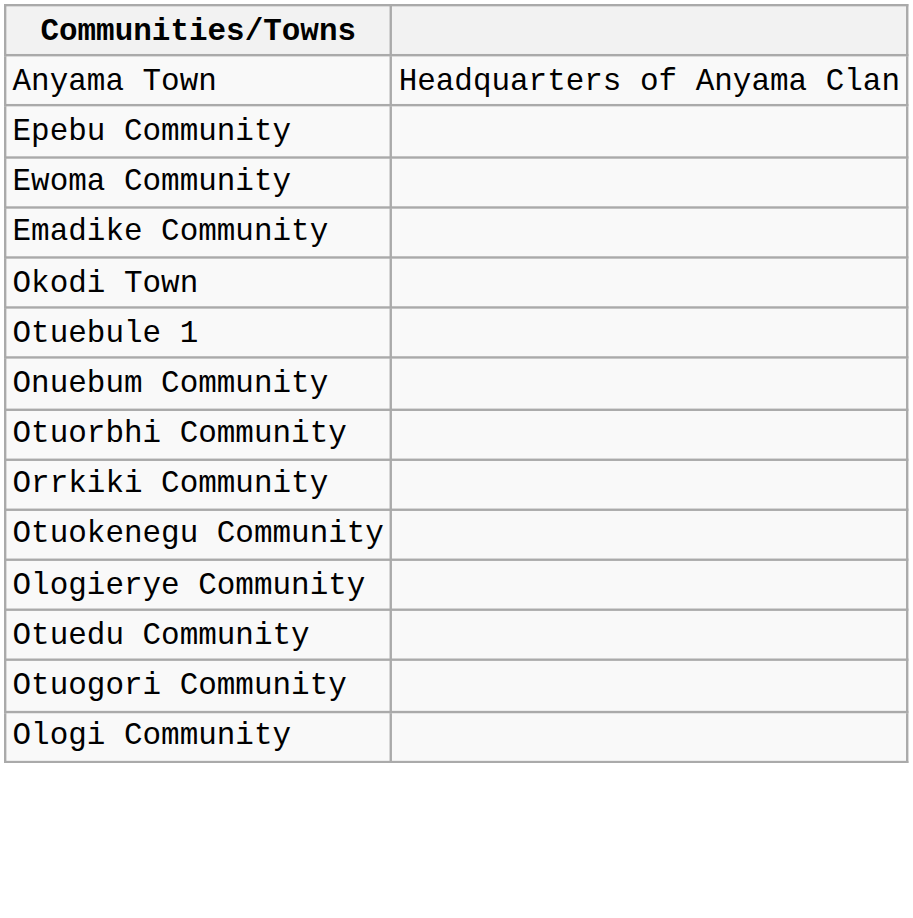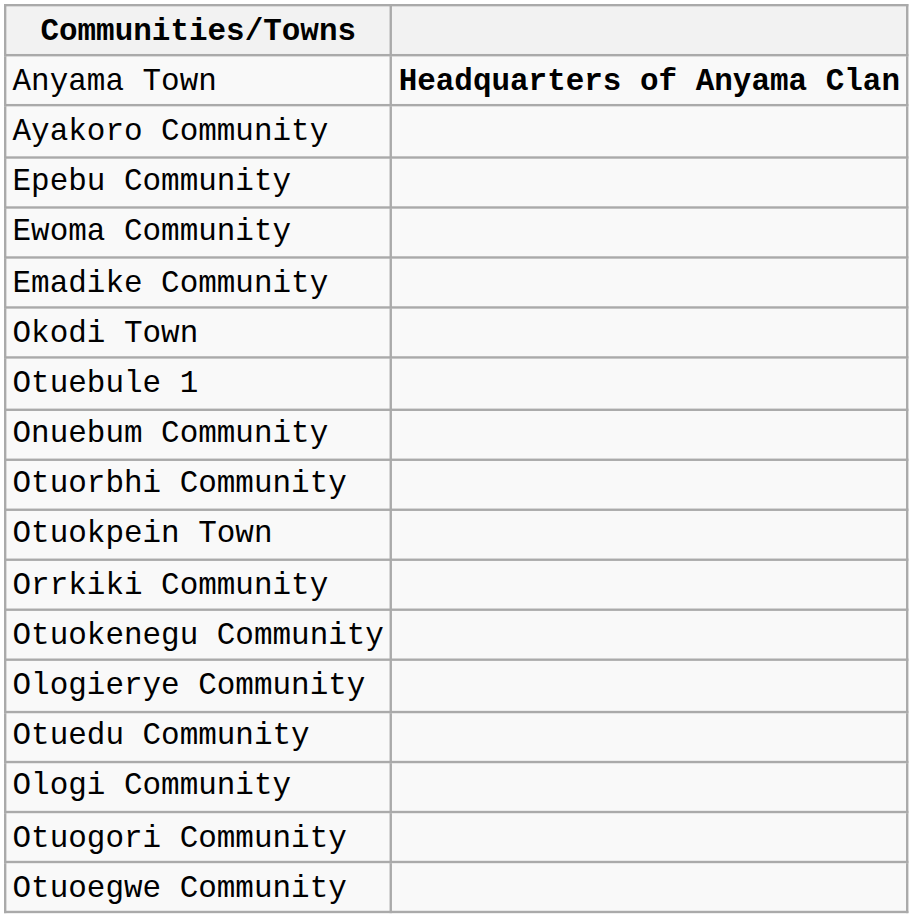(649, 81) normal -> (649, 81) bold
+ row: (170, 131)
+ row: (143, 535)
rows swapped: (152, 736) <-> (180, 686)
+ row: (180, 888)
